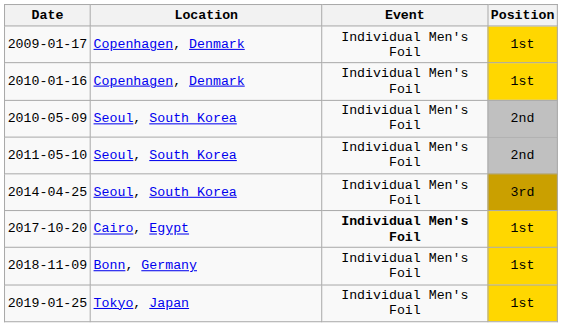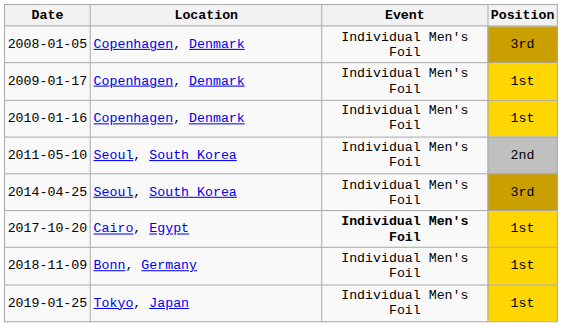+ row: (47, 45)
- row: (47, 118)
